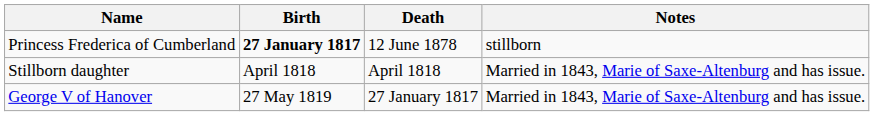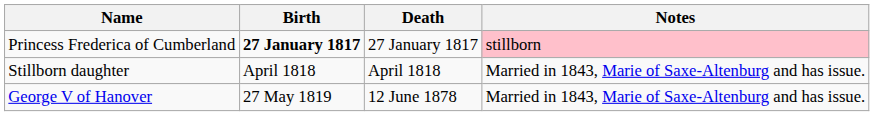(412, 44) 12 June 1878 -> (423, 44) 27 January 1817
(513, 44) no background -> (513, 44) pink background
(423, 96) 27 January 1817 -> (412, 96) 12 June 1878
